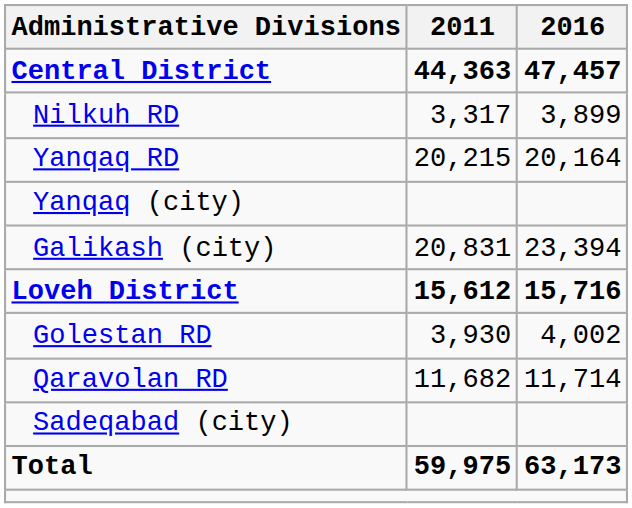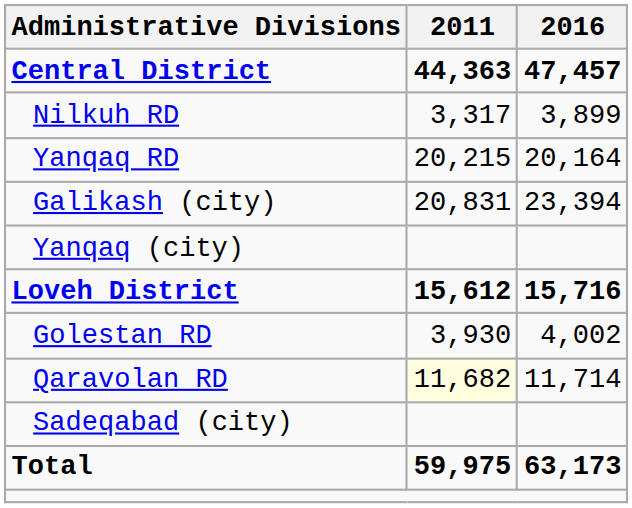rows swapped: (155, 247) <-> (139, 203)
(462, 380) no background -> (462, 380) lightyellow background
